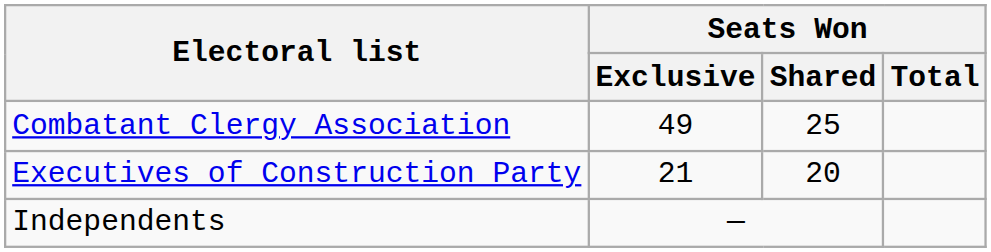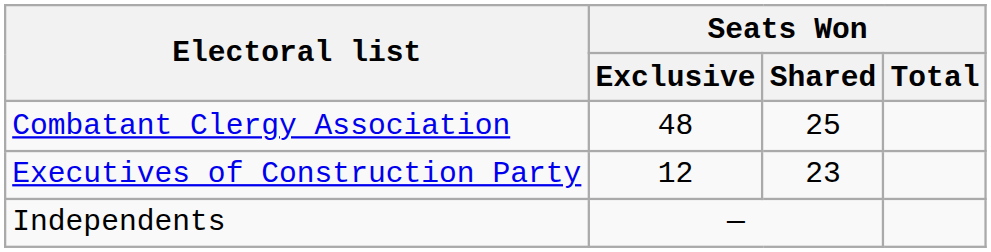(676, 126) 49 -> (676, 126) 48
(676, 174) 21 -> (676, 174) 12
(823, 174) 20 -> (823, 174) 23
